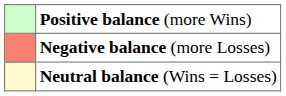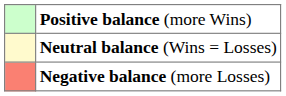rows swapped: (158, 76) <-> (155, 47)
